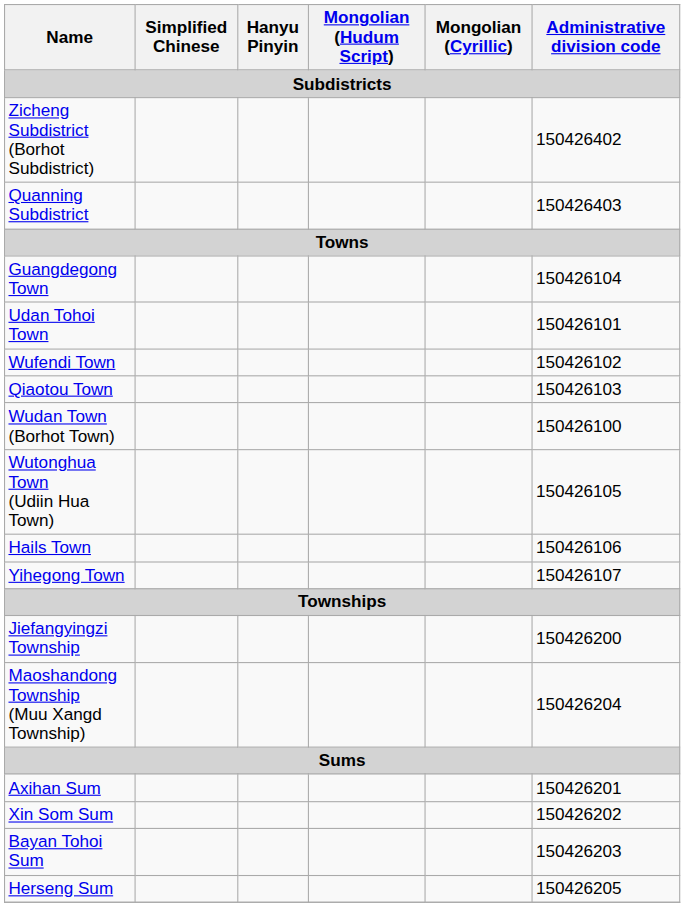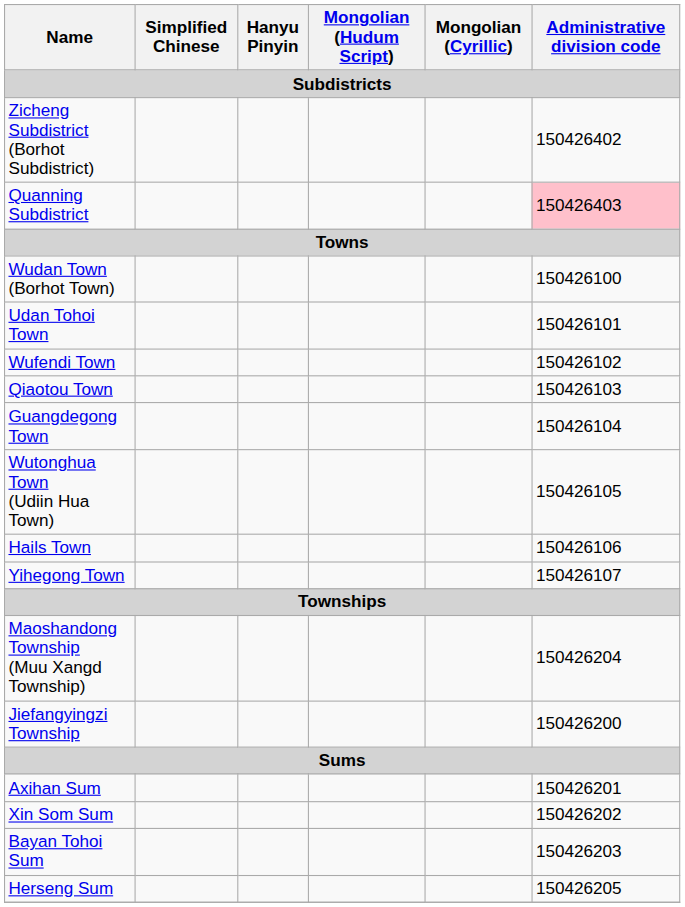(579, 205) no background -> (579, 205) pink background
rows swapped: (62, 426) <-> (63, 279)
rows swapped: (58, 638) <-> (63, 704)
